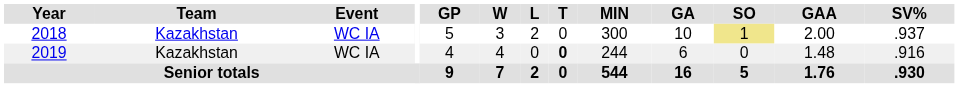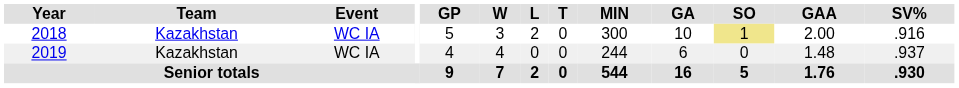(909, 33) .937 -> (909, 33) .916
(563, 53) bold -> (563, 53) normal
(909, 53) .916 -> (909, 53) .937
